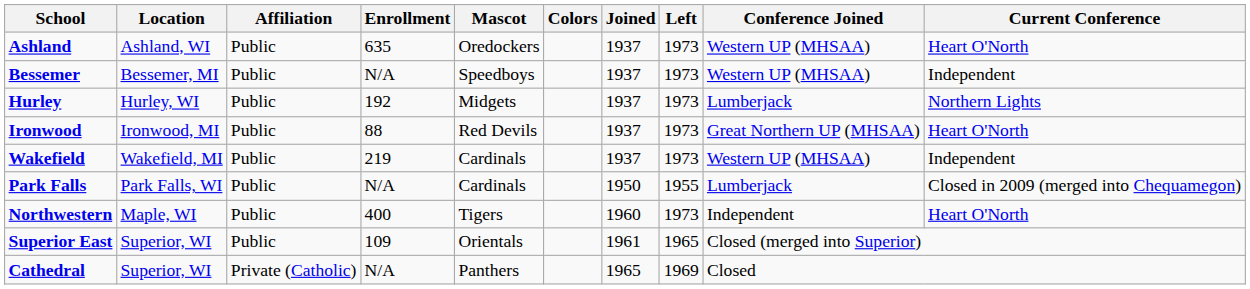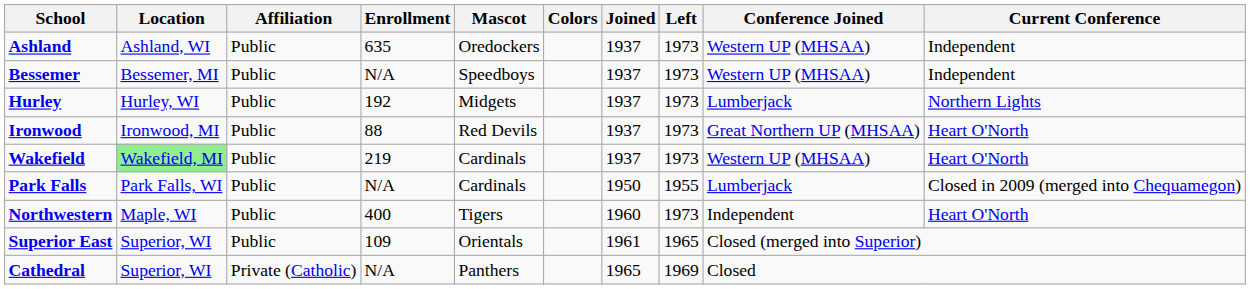(978, 46) Heart O'North -> (972, 46) Independent
(172, 158) no background -> (172, 158) lightgreen background
(972, 158) Independent -> (978, 158) Heart O'North
